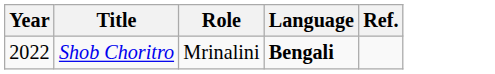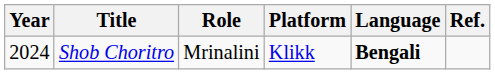+ column: (307, 20)
(29, 52) 2022 -> (29, 52) 2024
